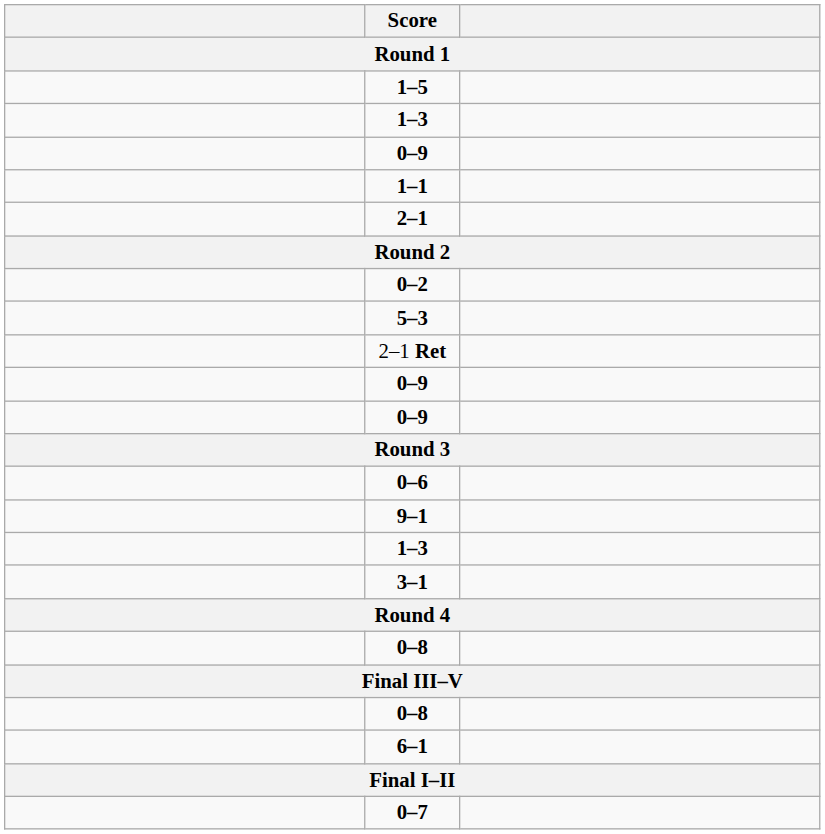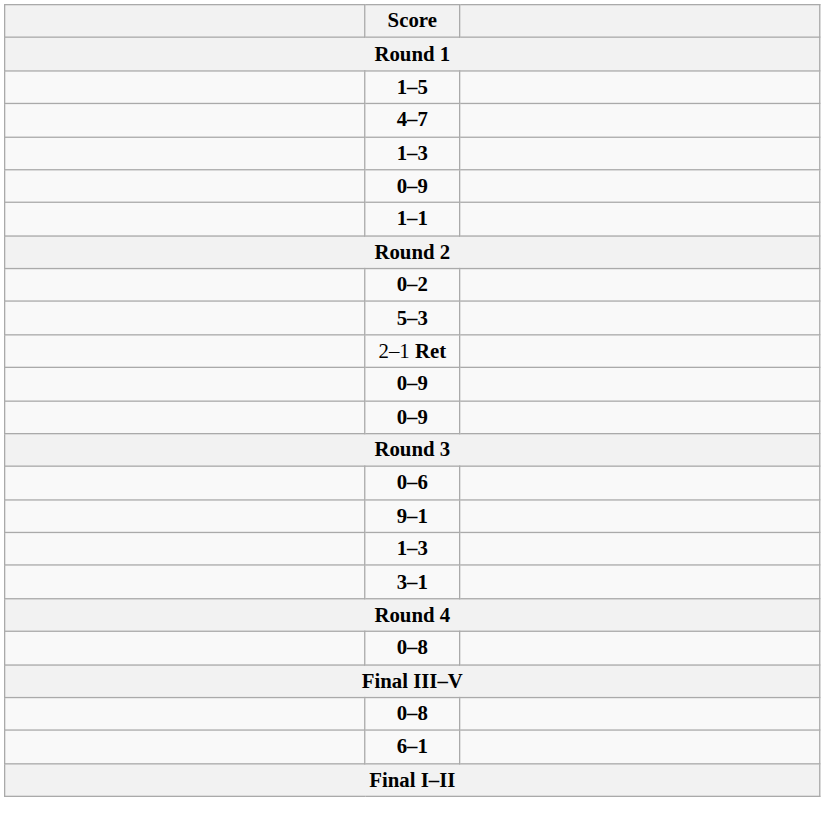+ row: (185, 120)
- row: (185, 219)
- row: (185, 813)
